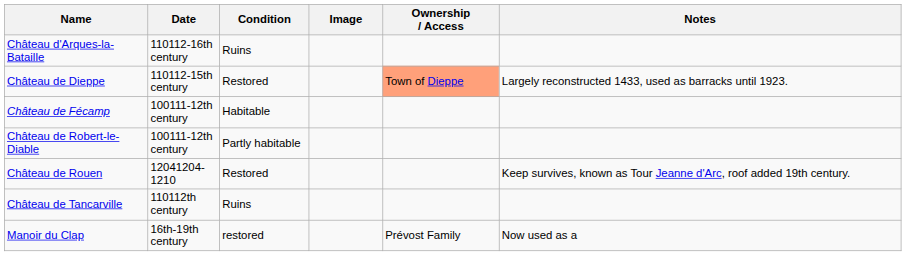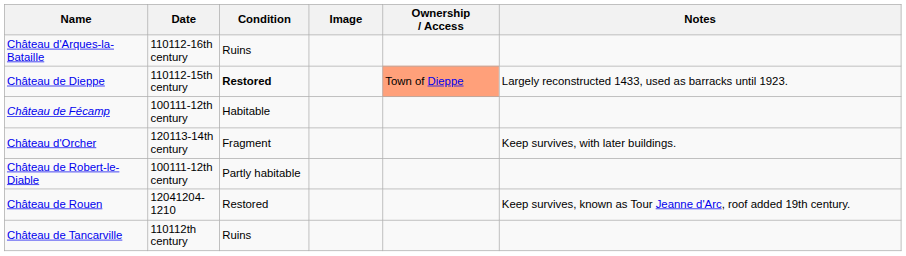(245, 81) normal -> (247, 81) bold
+ row: (52, 143)
- row: (45, 235)
